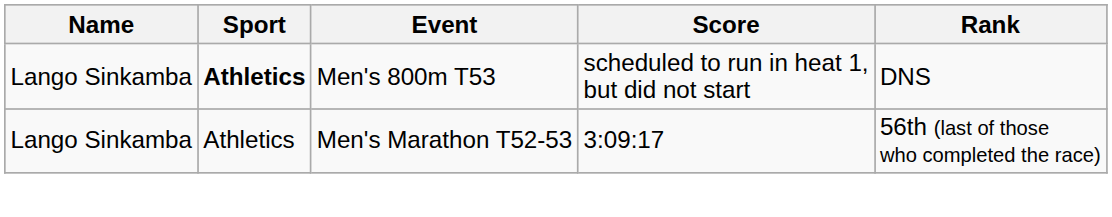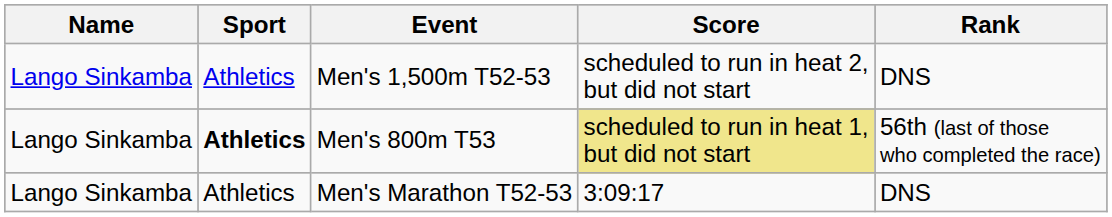+ row: (434, 76)
(726, 76) no background -> (726, 141) khaki background
(905, 76) DNS -> (990, 141) 56th (last of those who completed the race)
(990, 141) 56th (last of those who completed the race) -> (905, 193) DNS
